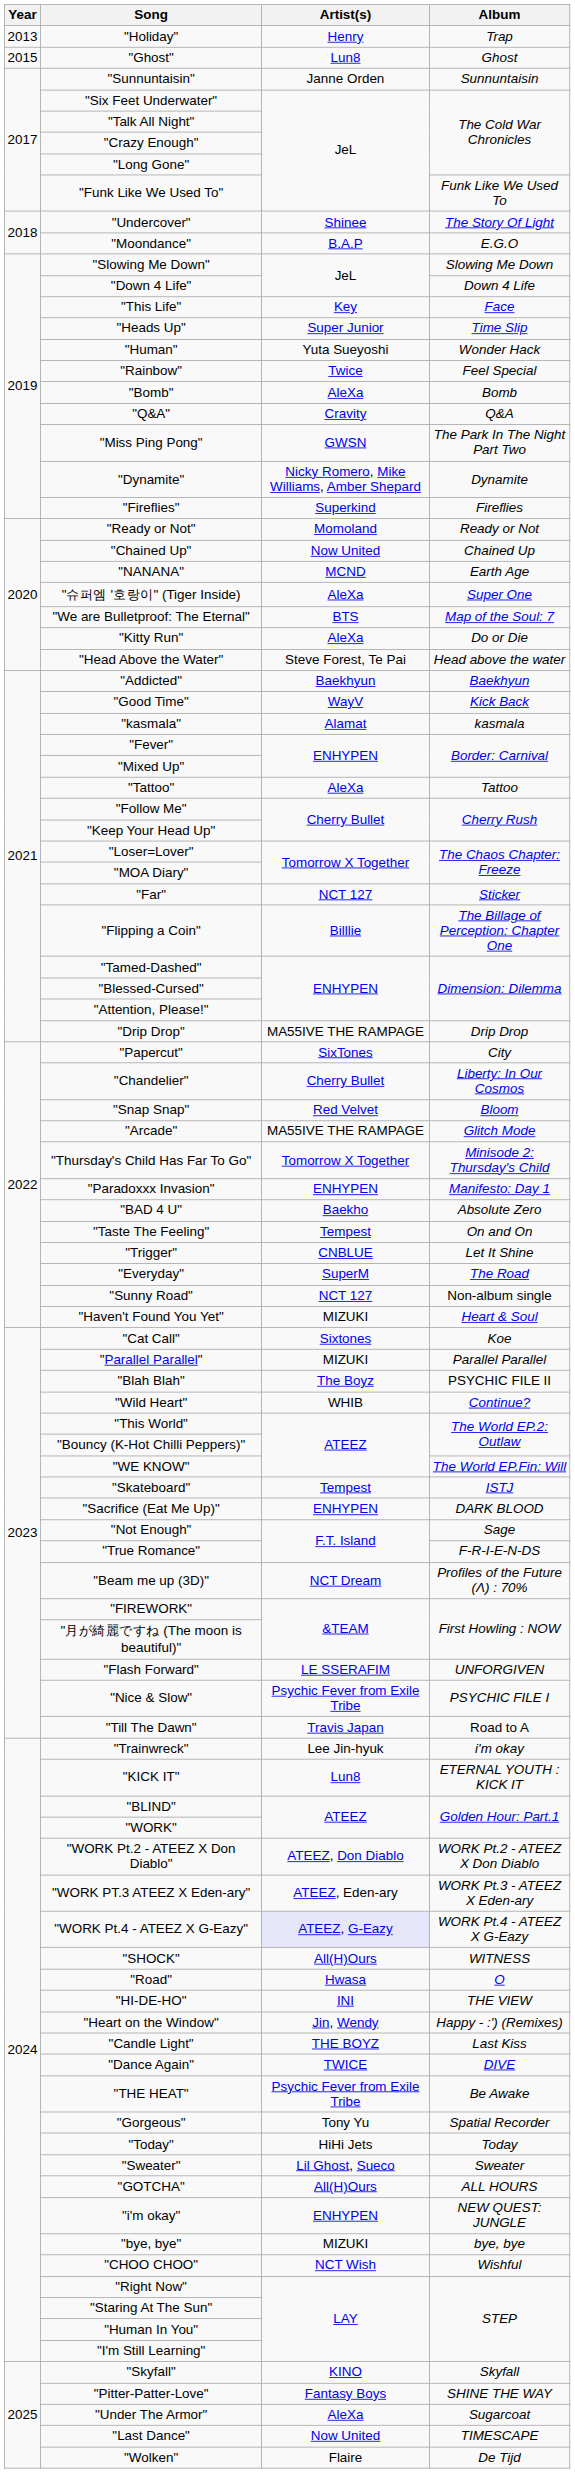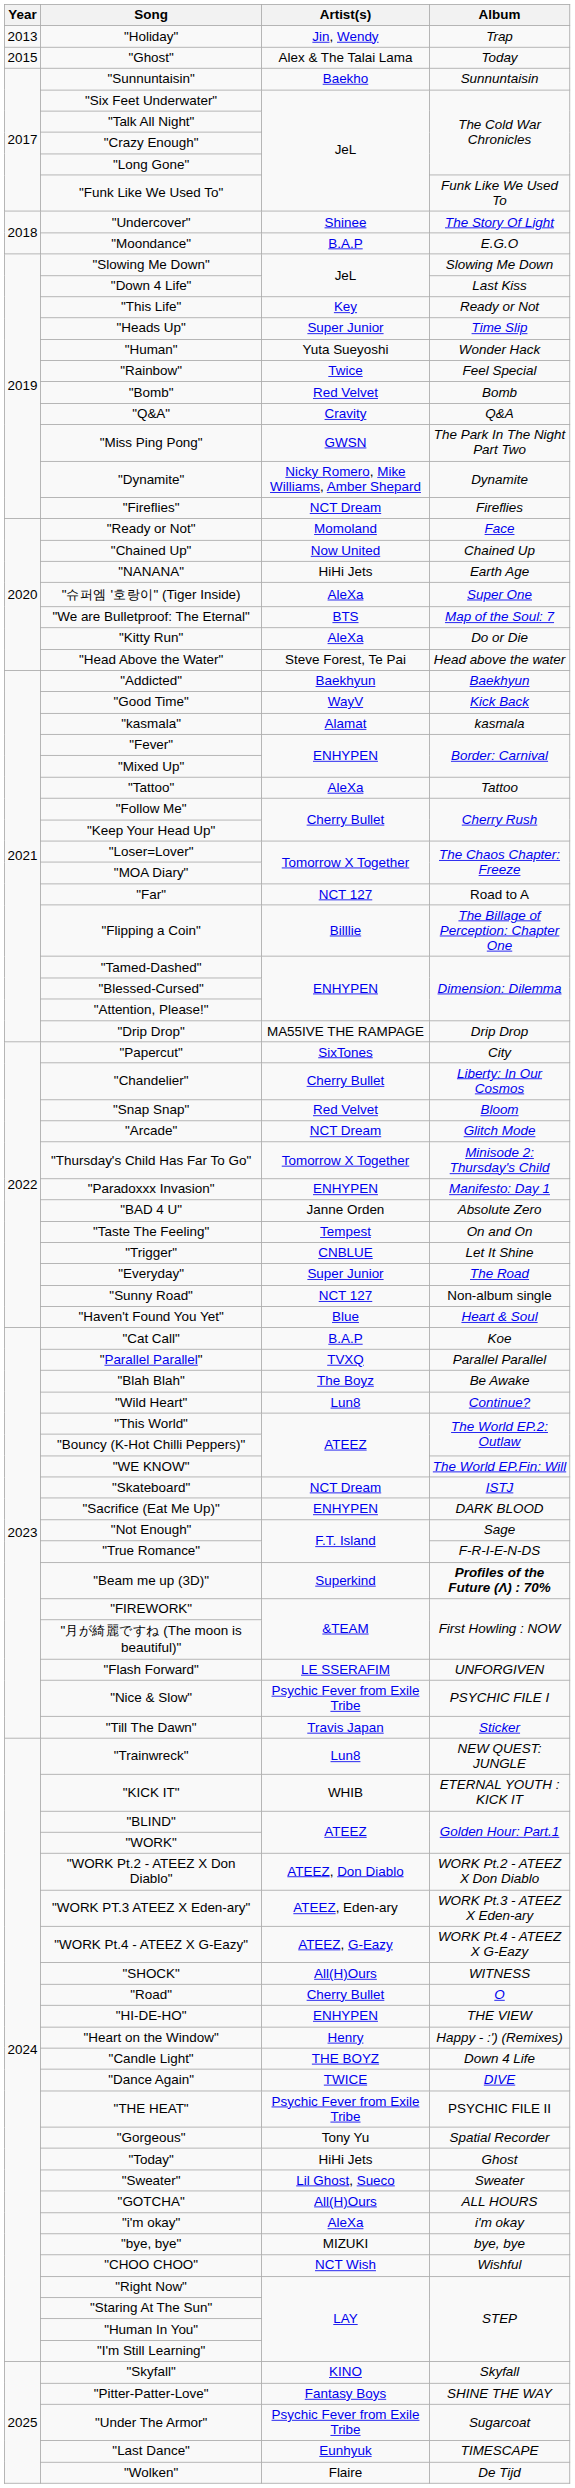(345, 36) Henry -> (345, 36) Jin, Wendy
(345, 57) Lun8 -> (345, 57) Alex & The Talai Lama
(500, 57) Ghost -> (500, 57) Today
(345, 79) Janne Orden -> (345, 79) Baekho
(500, 286) Down 4 Life -> (500, 286) Last Kiss
(500, 307) Face -> (500, 307) Ready or Not
(345, 392) AleXa -> (345, 392) Red Velvet
(345, 508) Superkind -> (345, 508) NCT Dream
(500, 529) Ready or Not -> (500, 529) Face
(345, 572) MCND -> (345, 572) HiHi Jets
(500, 894) Sticker -> (500, 894) Road to A
(345, 1131) MA55IVE THE RAMPAGE -> (345, 1131) NCT Dream
(345, 1210) Baekho -> (345, 1210) Janne Orden
(345, 1274) SuperM -> (345, 1274) Super Junior
(345, 1317) MIZUKI -> (345, 1317) Blue
(345, 1338) Sixtones -> (345, 1338) B.A.P
(345, 1359) MIZUKI -> (345, 1359) TVXQ
(500, 1381) PSYCHIC FILE II -> (500, 1381) Be Awake
(345, 1402) WHIB -> (345, 1402) Lun8
(345, 1487) Tempest -> (345, 1487) NCT Dream
(345, 1580) NCT Dream -> (345, 1580) Superkind
(500, 1580) normal -> (500, 1580) bold
(500, 1727) Road to A -> (500, 1727) Sticker
(345, 1748) Lee Jin-hyuk -> (345, 1756) Lun8
(500, 1748) i'm okay -> (500, 1756) NEW QUEST: JUNGLE
(345, 1777) Lun8 -> (345, 1792) WHIB
(345, 1929) lavender background -> (345, 1944) no background
(345, 1979) Hwasa -> (345, 1994) Cherry Bullet
(345, 2001) INI -> (345, 2016) ENHYPEN
(345, 2022) Jin, Wendy -> (345, 2037) Henry
(500, 2043) Last Kiss -> (500, 2058) Down 4 Life
(500, 2093) Be Awake -> (500, 2108) PSYCHIC FILE II
(500, 2144) Today -> (500, 2159) Ghost
(345, 2215) ENHYPEN -> (345, 2223) AleXa
(500, 2215) NEW QUEST: JUNGLE -> (500, 2223) i'm okay
(345, 2414) AleXa -> (345, 2422) Psychic Fever from Exile Tribe
(345, 2436) Now United -> (345, 2451) Eunhyuk
